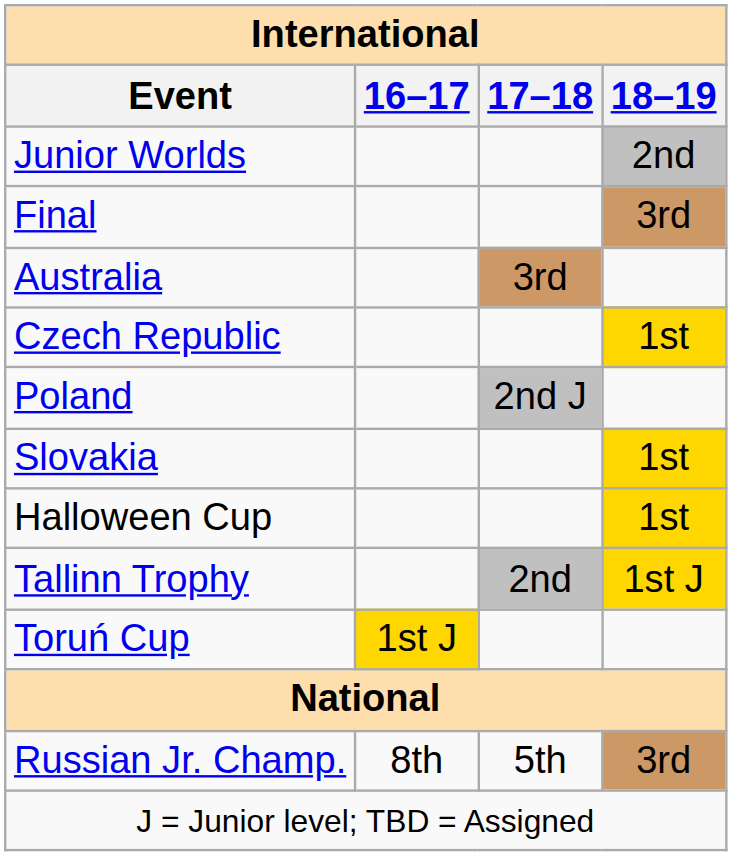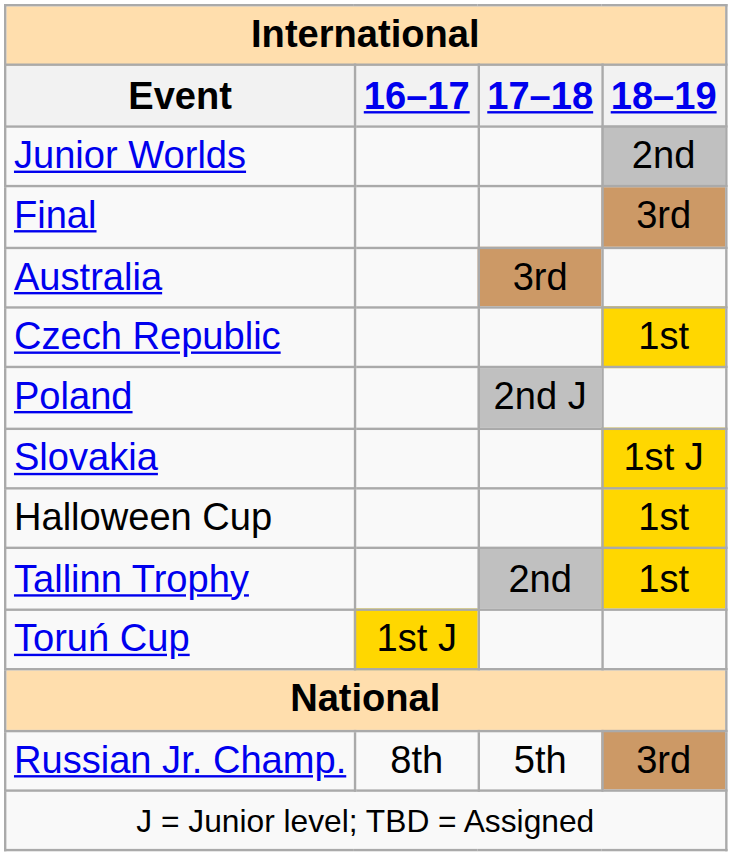(664, 457) 1st -> (664, 457) 1st J
(664, 578) 1st J -> (664, 578) 1st
